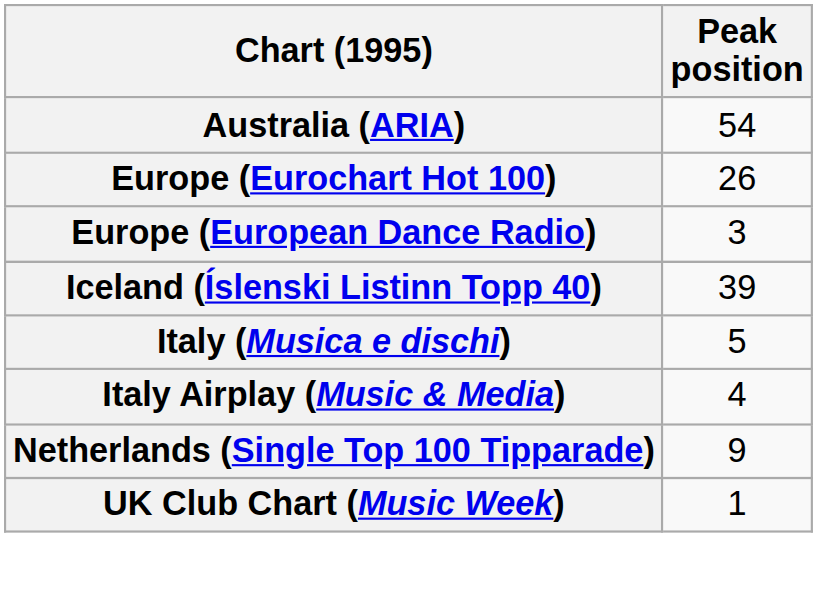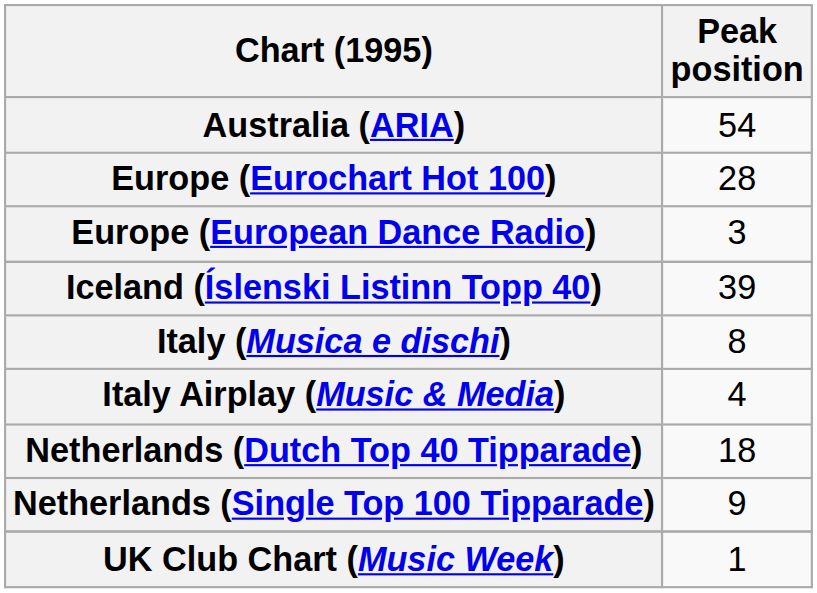(737, 178) 26 -> (737, 178) 28
(737, 341) 5 -> (737, 341) 8
+ row: (334, 450)
